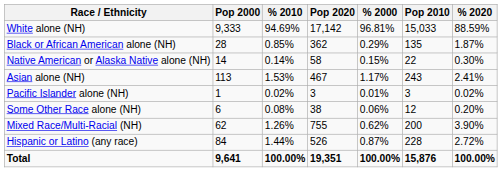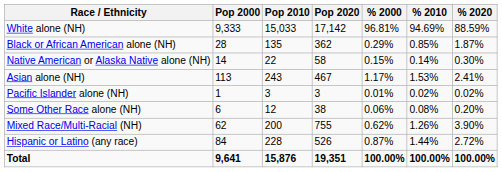columns swapped: (427, 12) <-> (285, 12)
